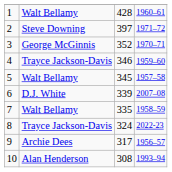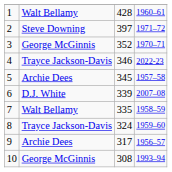(151, 61) 1959–60 -> (150, 61) 2022-23
(50, 77) Walt Bellamy -> (47, 77) Archie Dees
(150, 126) 2022-23 -> (151, 126) 1959–60
(55, 158) Alan Henderson -> (58, 158) George McGinnis
